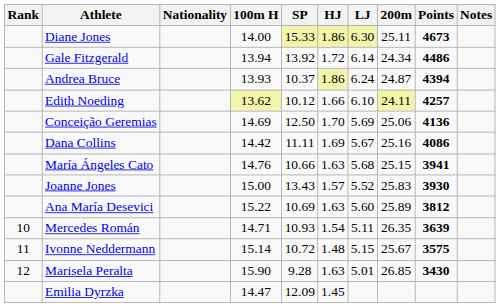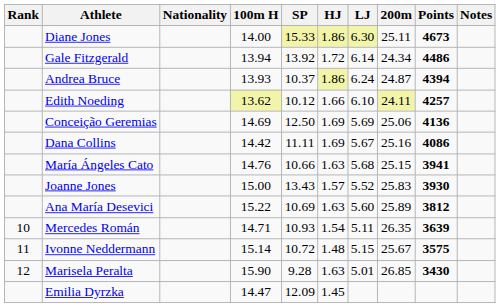(333, 121) 1.70 -> (333, 121) 1.69
